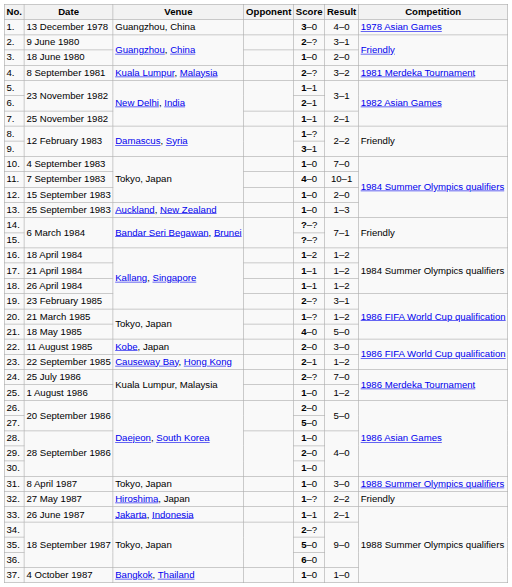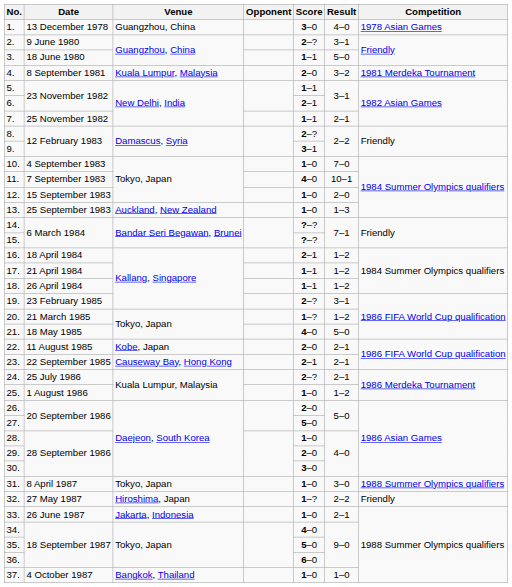(309, 57) 1–0 -> (309, 57) 1–1
(342, 57) 2–0 -> (342, 57) 5–0
(309, 73) 2–? -> (309, 73) 2–0
(309, 133) 1–? -> (309, 133) 2–?
(309, 255) 1–2 -> (309, 255) 2–1
(342, 347) 3–0 -> (342, 347) 2–1
(342, 362) 1–2 -> (342, 362) 2–1
(342, 377) 7–0 -> (342, 377) 2–1
(309, 468) 1–0 -> (309, 468) 3–0
(309, 514) 1–1 -> (309, 514) 1–0
(309, 529) 2–? -> (309, 529) 4–0
